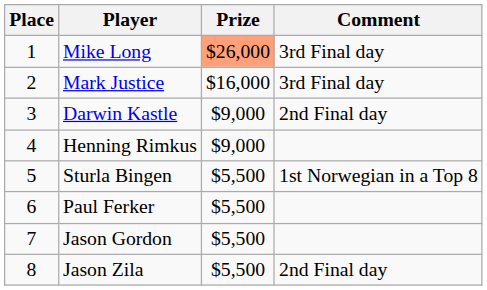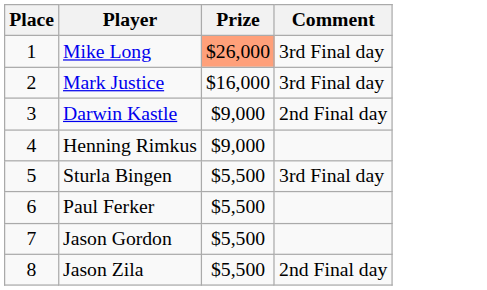(378, 176) 1st Norwegian in a Top 8 -> (332, 176) 3rd Final day
